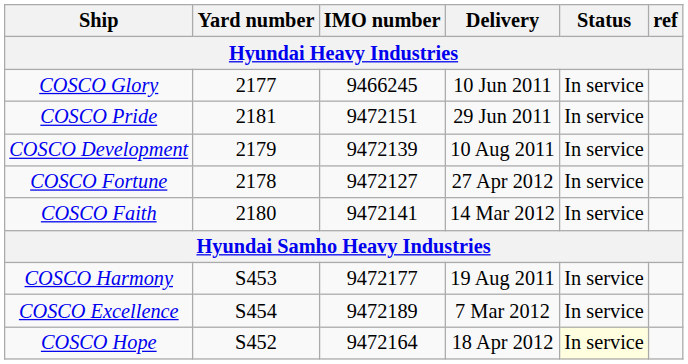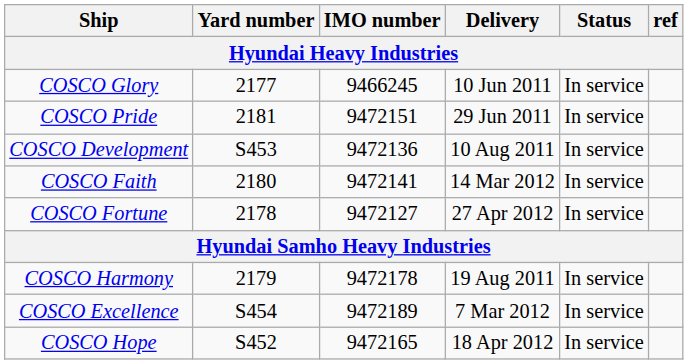(256, 149) 2179 -> (256, 149) S453
(382, 149) 9472139 -> (382, 149) 9472136
rows swapped: (99, 181) <-> (99, 213)
(256, 278) S453 -> (256, 278) 2179
(382, 278) 9472177 -> (382, 278) 9472178
(382, 342) 9472164 -> (382, 342) 9472165
(604, 342) lightyellow background -> (604, 342) no background
